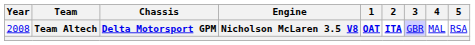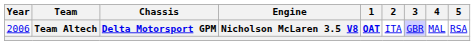(18, 28) 2008 -> (18, 28) 2006
(393, 28) bold -> (393, 28) normal
